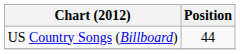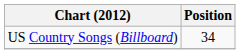(208, 37) 44 -> (208, 37) 34
